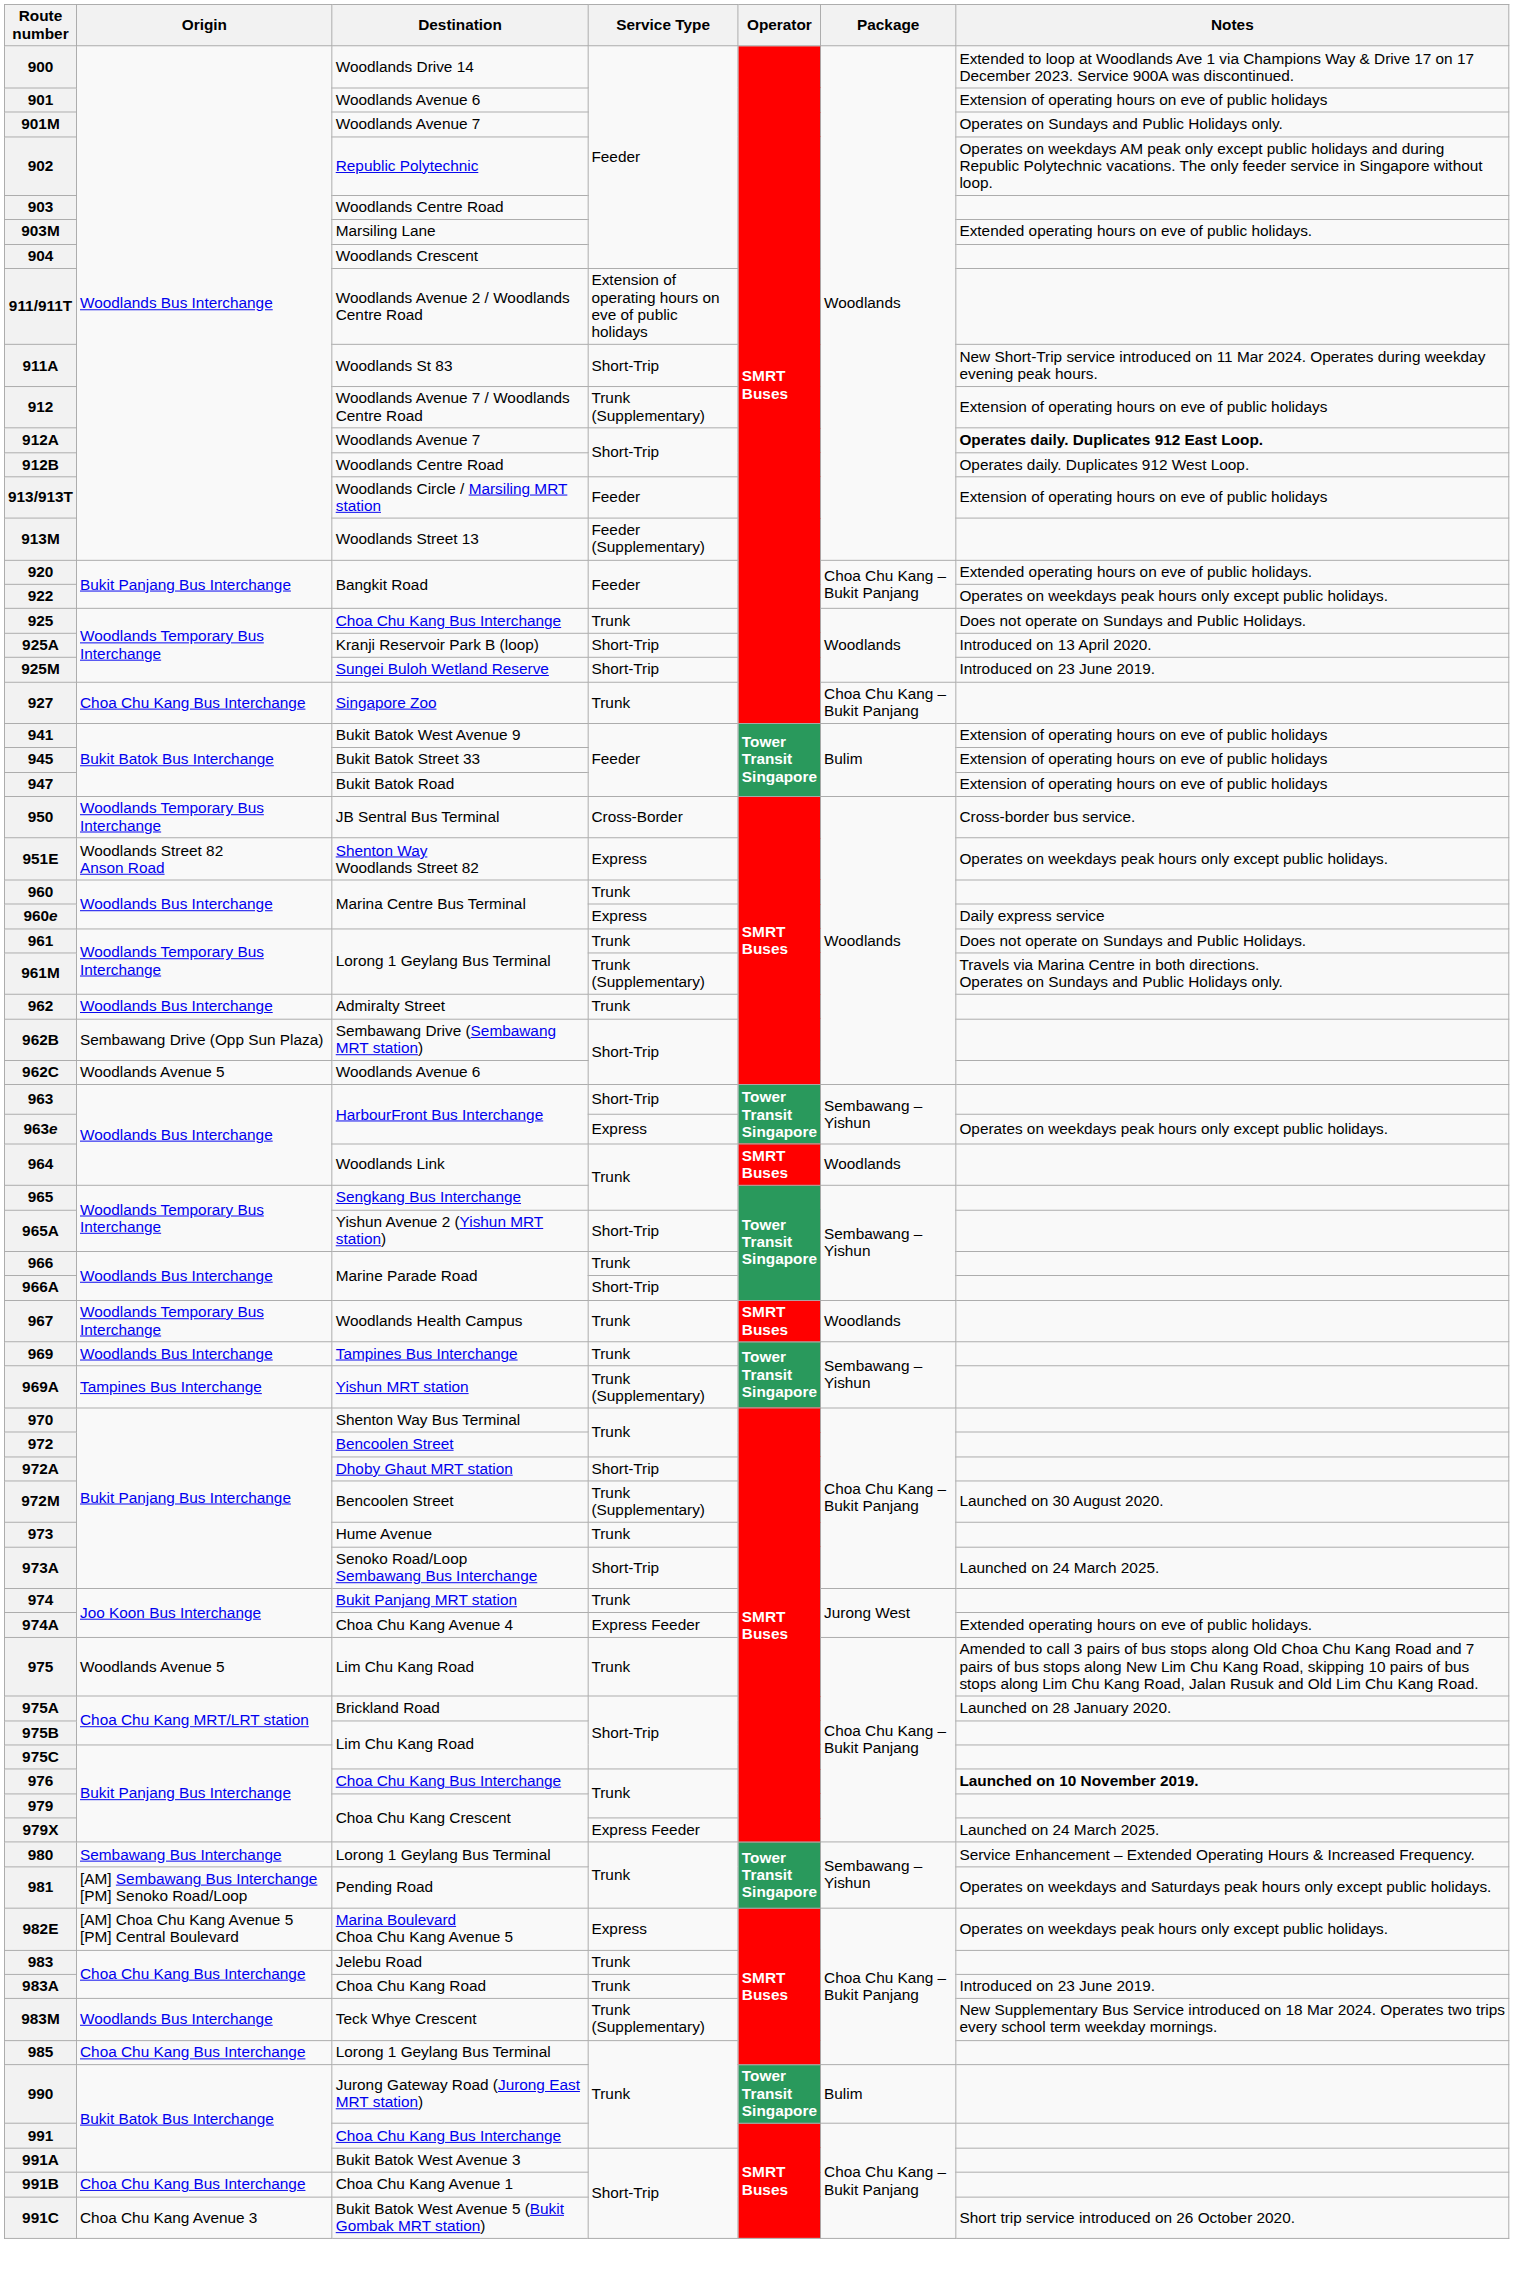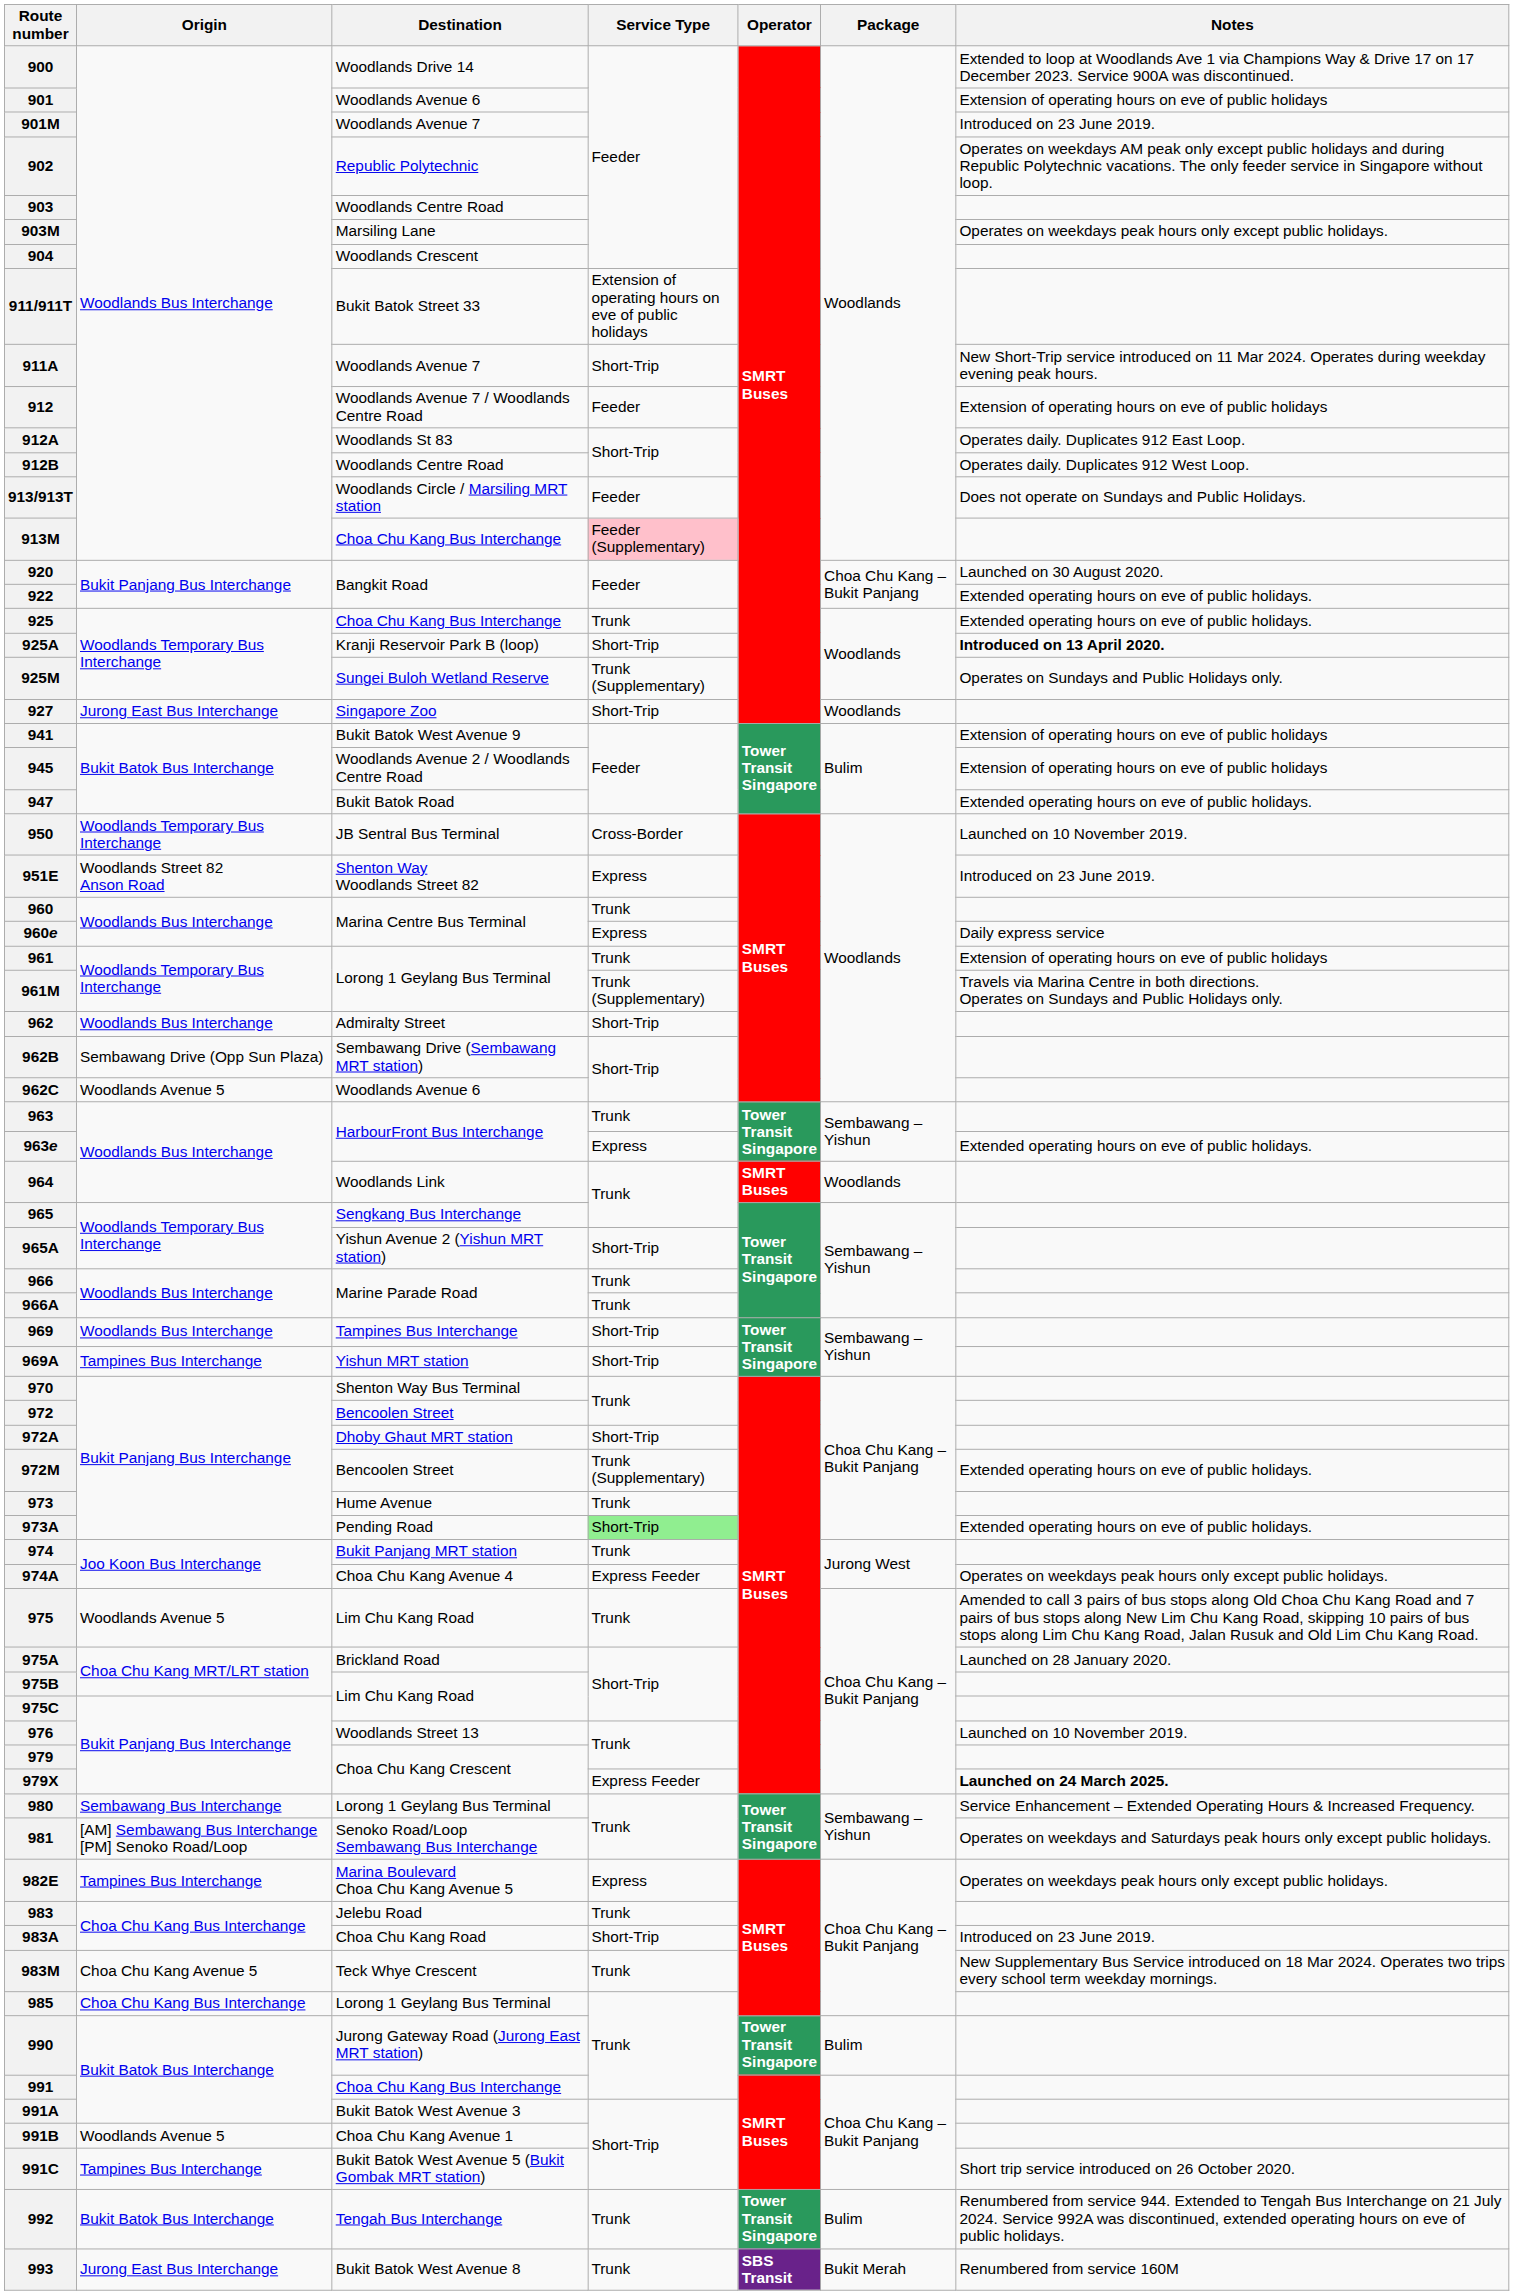(1121, 124) Operates on Sundays and Public Holidays only. -> (1057, 124) Introduced on 23 June 2019.
(1136, 231) Extended operating hours on eve of public holidays. -> (1174, 231) Operates on weekdays peak hours only except public holidays.
(453, 306) Woodlands Avenue 2 / Woodlands Centre Road -> (408, 306) Bukit Batok Street 33
(394, 365) Woodlands St 83 -> (408, 365) Woodlands Avenue 7
(648, 407) Trunk (Supplementary) -> (616, 407) Feeder
(408, 440) Woodlands Avenue 7 -> (394, 440) Woodlands St 83
(1111, 440) bold -> (1102, 440) normal
(1143, 497) Extension of operating hours on eve of public holidays -> (1133, 497) Does not operate on Sundays and Public Holidays.
(407, 539) Woodlands Street 13 -> (448, 539) Choa Chu Kang Bus Interchange
(648, 539) no background -> (648, 539) pink background
(1136, 572) Extended operating hours on eve of public holidays. -> (1061, 572) Launched on 30 August 2020.
(1174, 596) Operates on weekdays peak hours only except public holidays. -> (1136, 596) Extended operating hours on eve of public holidays.
(1133, 620) Does not operate on Sundays and Public Holidays. -> (1136, 620) Extended operating hours on eve of public holidays.
(1055, 645) normal -> (1062, 645) bold
(625, 669) Short-Trip -> (648, 678) Trunk (Supplementary)
(1057, 669) Introduced on 23 June 2019. -> (1121, 678) Operates on Sundays and Public Holidays only.
(193, 702) Choa Chu Kang Bus Interchange -> (179, 711) Jurong East Bus Interchange
(611, 702) Trunk -> (625, 711) Short-Trip
(885, 702) Choa Chu Kang – Bukit Panjang -> (862, 711) Woodlands
(408, 759) Bukit Batok Street 33 -> (453, 768) Woodlands Avenue 2 / Woodlands Centre Road
(1143, 784) Extension of operating hours on eve of public holidays -> (1136, 801) Extended operating hours on eve of public holidays.
(1047, 817) Cross-border bus service. -> (1073, 834) Launched on 10 November 2019.
(1174, 858) Operates on weekdays peak hours only except public holidays. -> (1057, 876) Introduced on 23 June 2019.
(1133, 940) Does not operate on Sundays and Public Holidays. -> (1143, 957) Extension of operating hours on eve of public holidays
(611, 1006) Trunk -> (625, 1023) Short-Trip
(625, 1099) Short-Trip -> (611, 1116) Trunk
(1174, 1129) Operates on weekdays peak hours only except public holidays. -> (1136, 1146) Extended operating hours on eve of public holidays.
(625, 1287) Short-Trip -> (611, 1305) Trunk
- row: (40, 1320)
(611, 1353) Trunk -> (625, 1332) Short-Trip
(648, 1386) Trunk (Supplementary) -> (625, 1361) Short-Trip
(1061, 1501) Launched on 30 August 2020. -> (1136, 1470) Extended operating hours on eve of public holidays.
(436, 1567) Senoko Road/Loop Sembawang Bus Interchange -> (384, 1527) Pending Road
(625, 1567) no background -> (625, 1527) lightgreen background
(1059, 1567) Launched on 24 March 2025. -> (1136, 1527) Extended operating hours on eve of public holidays.
(1136, 1625) Extended operating hours on eve of public holidays. -> (1174, 1576) Operates on weekdays peak hours only except public holidays.
(448, 1781) Choa Chu Kang Bus Interchange -> (407, 1732) Woodlands Street 13
(1079, 1781) bold -> (1073, 1732) normal
(1059, 1830) normal -> (1064, 1781) bold
(384, 1887) Pending Road -> (436, 1838) Senoko Road/Loop Sembawang Bus Interchange
(187, 1929) [AM] Choa Chu Kang Avenue 5 [PM] Central Boulevard -> (171, 1880) Tampines Bus Interchange
(611, 1986) Trunk -> (625, 1937) Short-Trip
(176, 2019) Woodlands Bus Interchange -> (169, 1970) Choa Chu Kang Avenue 5
(648, 2019) Trunk (Supplementary) -> (611, 1970) Trunk
(193, 2184) Choa Chu Kang Bus Interchange -> (152, 2135) Woodlands Avenue 5
(169, 2217) Choa Chu Kang Avenue 3 -> (171, 2168) Tampines Bus Interchange
+ row: (40, 2219)
+ row: (40, 2269)
